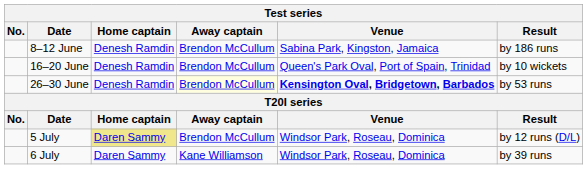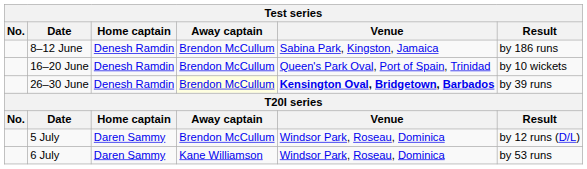(526, 84) by 53 runs -> (526, 84) by 39 runs
(130, 137) khaki background -> (130, 137) no background
(526, 155) by 39 runs -> (526, 155) by 53 runs
